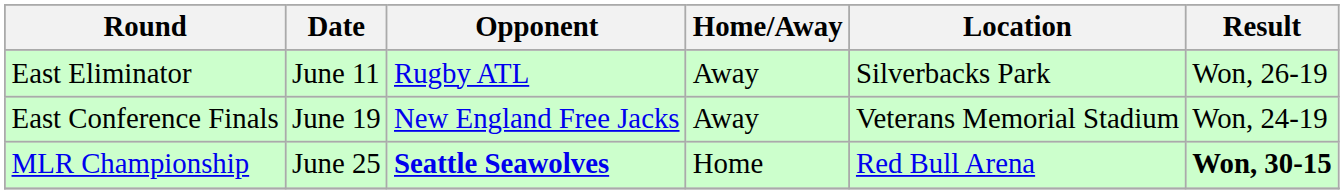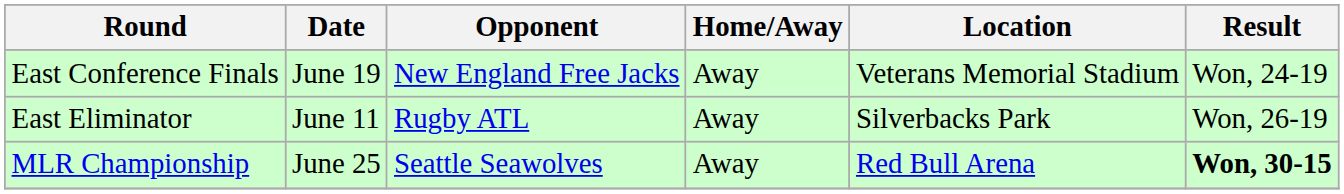rows swapped: (102, 73) <-> (145, 118)
(502, 164) bold -> (498, 164) normal
(728, 164) Home -> (726, 164) Away
